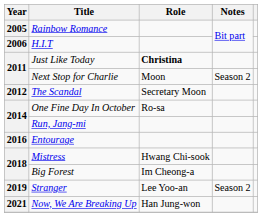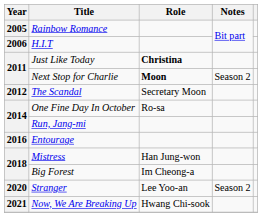(153, 76) normal -> (154, 76) bold
(176, 156) Hwang Chi-sook -> (171, 156) Han Jung-won
(17, 188) 2019 -> (17, 188) 2020
(171, 204) Han Jung-won -> (176, 204) Hwang Chi-sook
